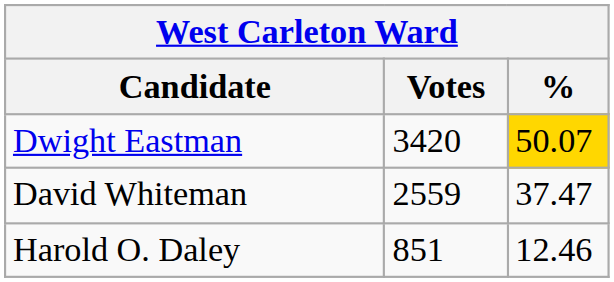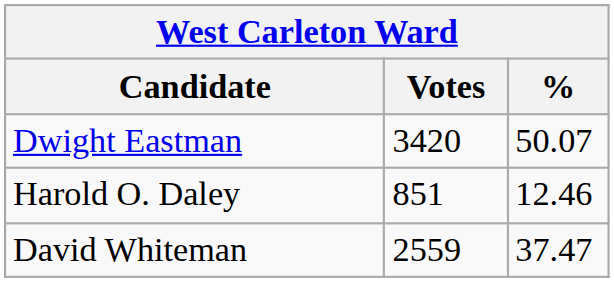(554, 140) gold background -> (554, 140) no background
rows swapped: (130, 194) <-> (127, 248)
